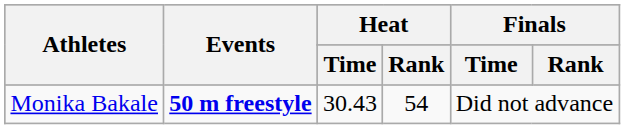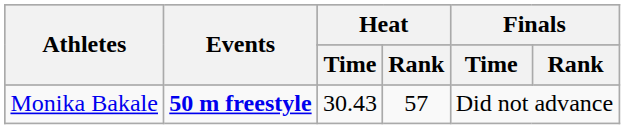(416, 104) 54 -> (416, 104) 57
